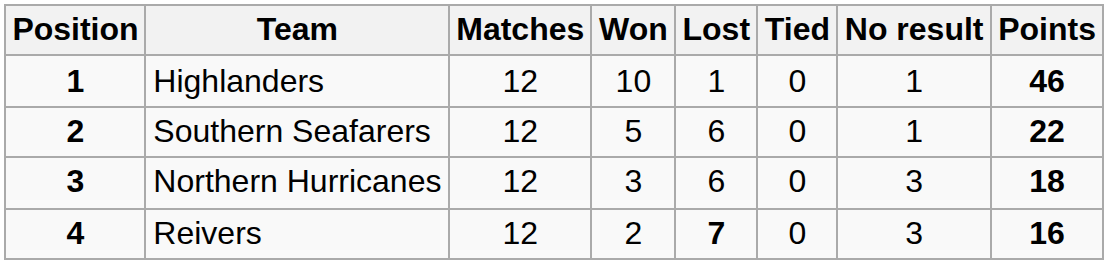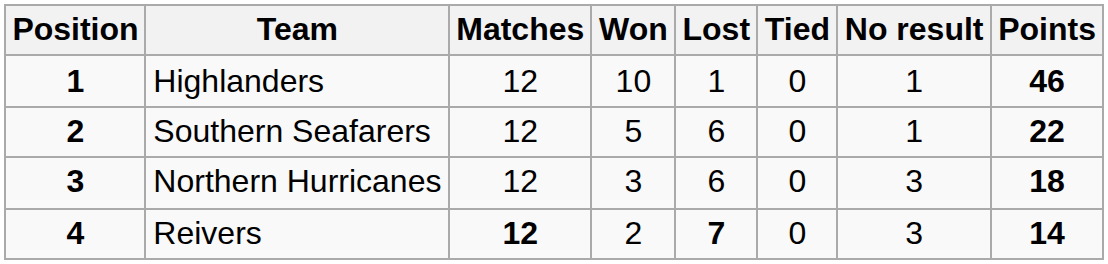(520, 232) normal -> (520, 232) bold
(1047, 232) 16 -> (1047, 232) 14
